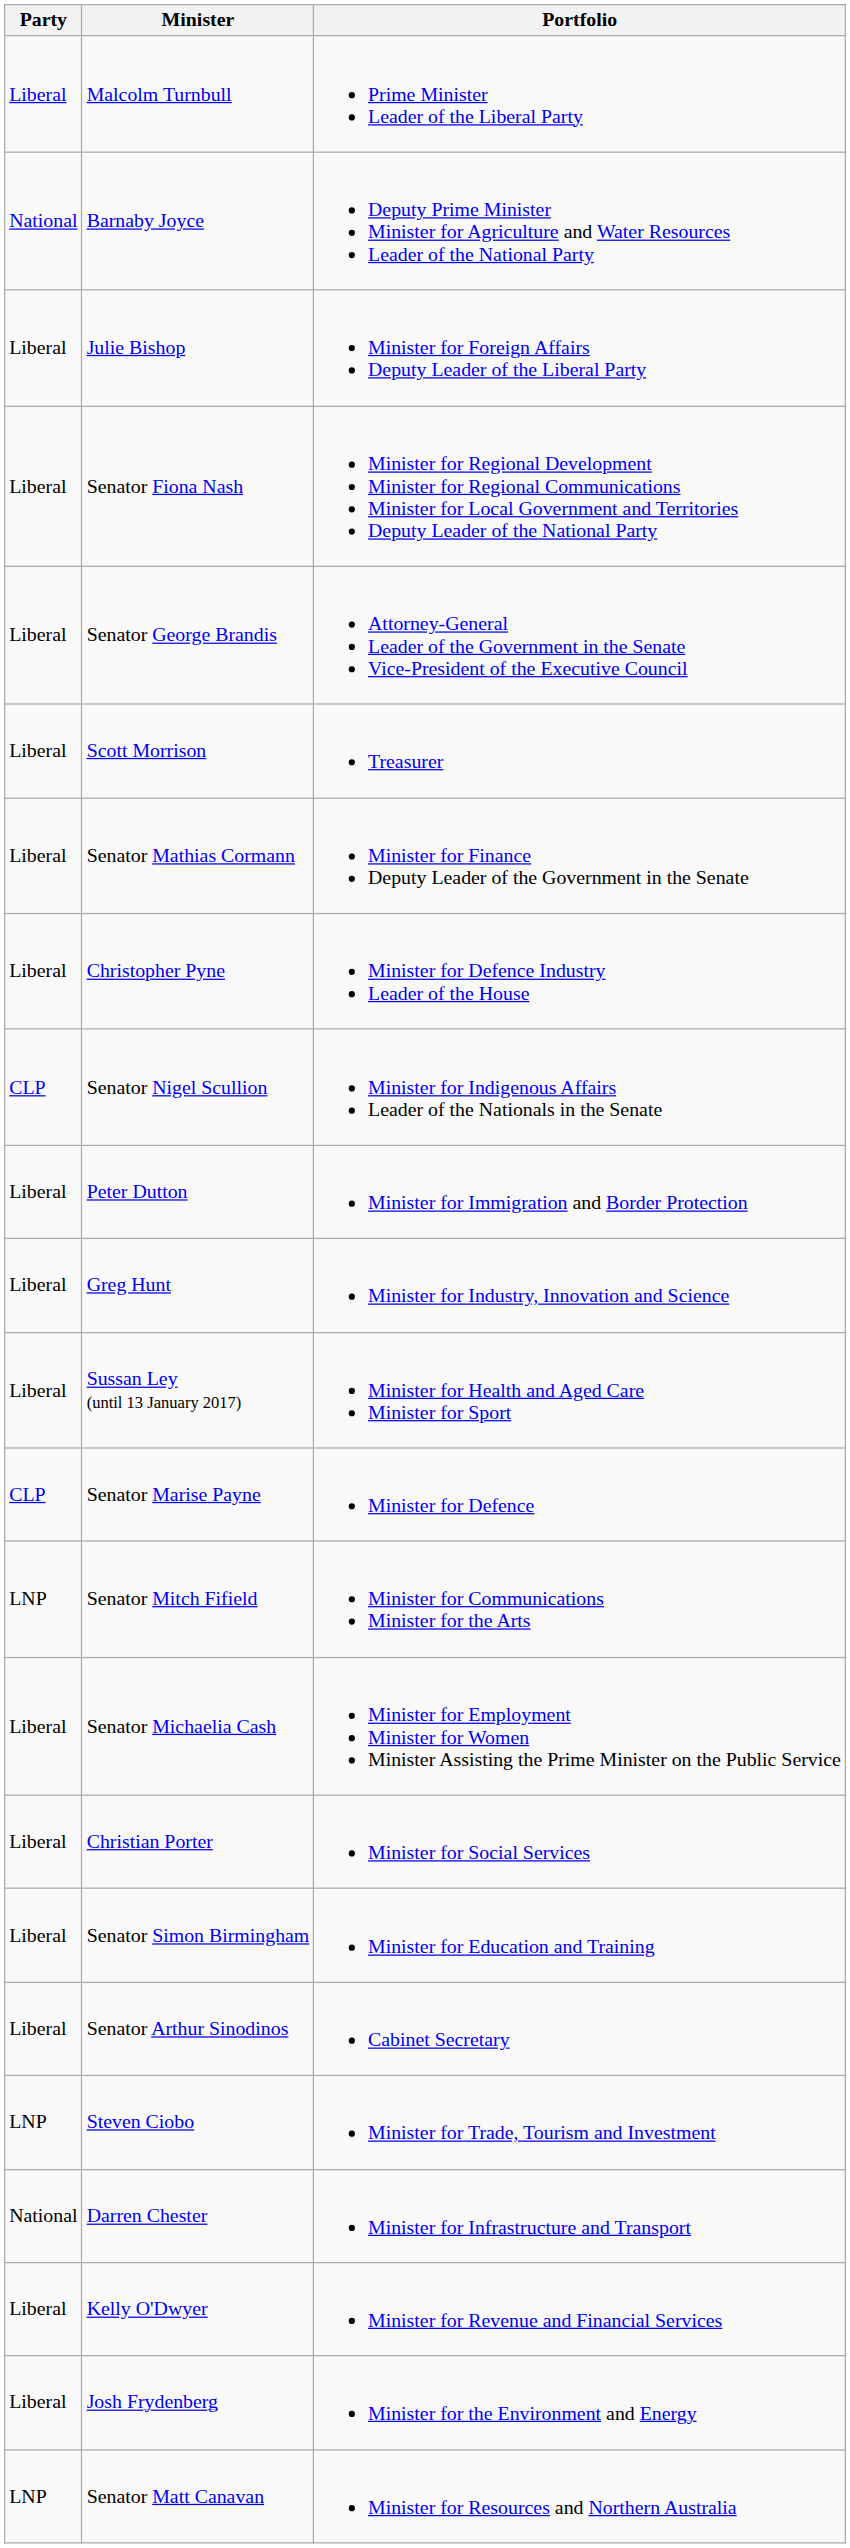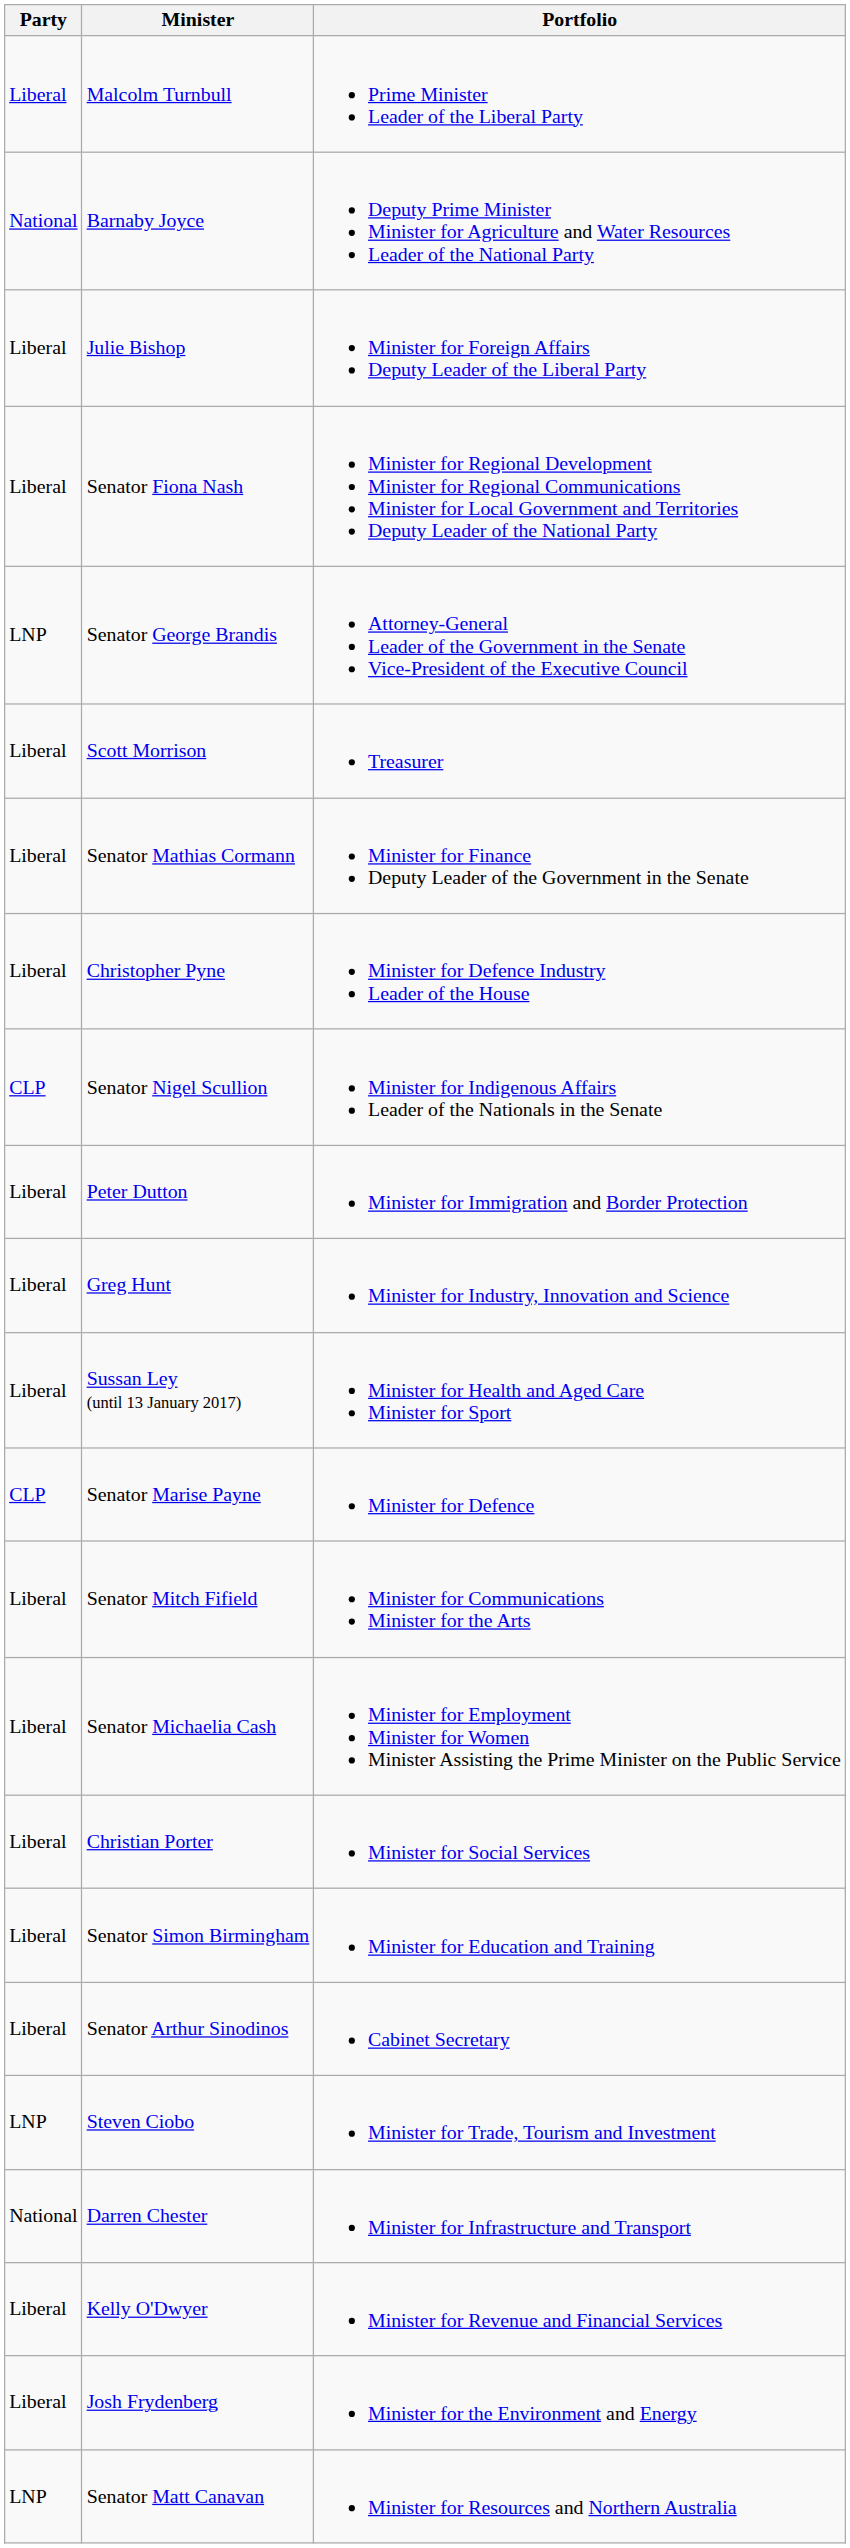(38, 635) Liberal -> (28, 635) LNP
(28, 1599) LNP -> (38, 1599) Liberal
